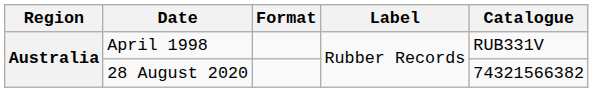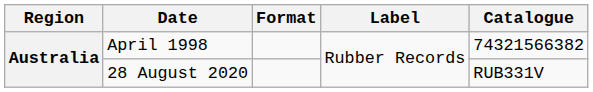(509, 46) RUB331V -> (529, 46) 74321566382
(529, 73) 74321566382 -> (509, 73) RUB331V
